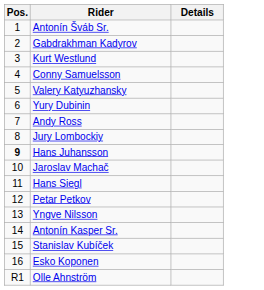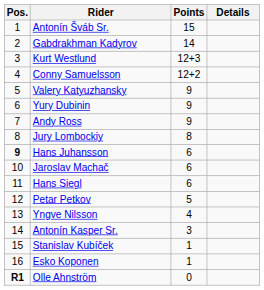+ column: (189, 12)
(17, 277) normal -> (17, 277) bold
